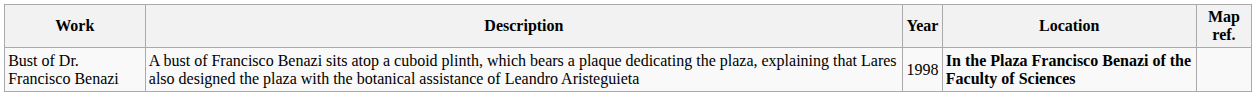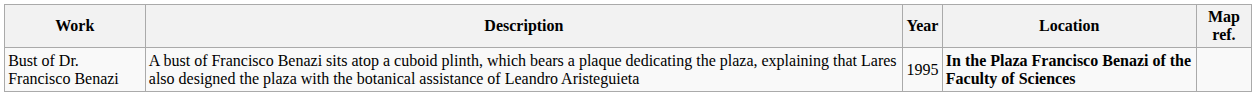(922, 69) 1998 -> (922, 69) 1995
